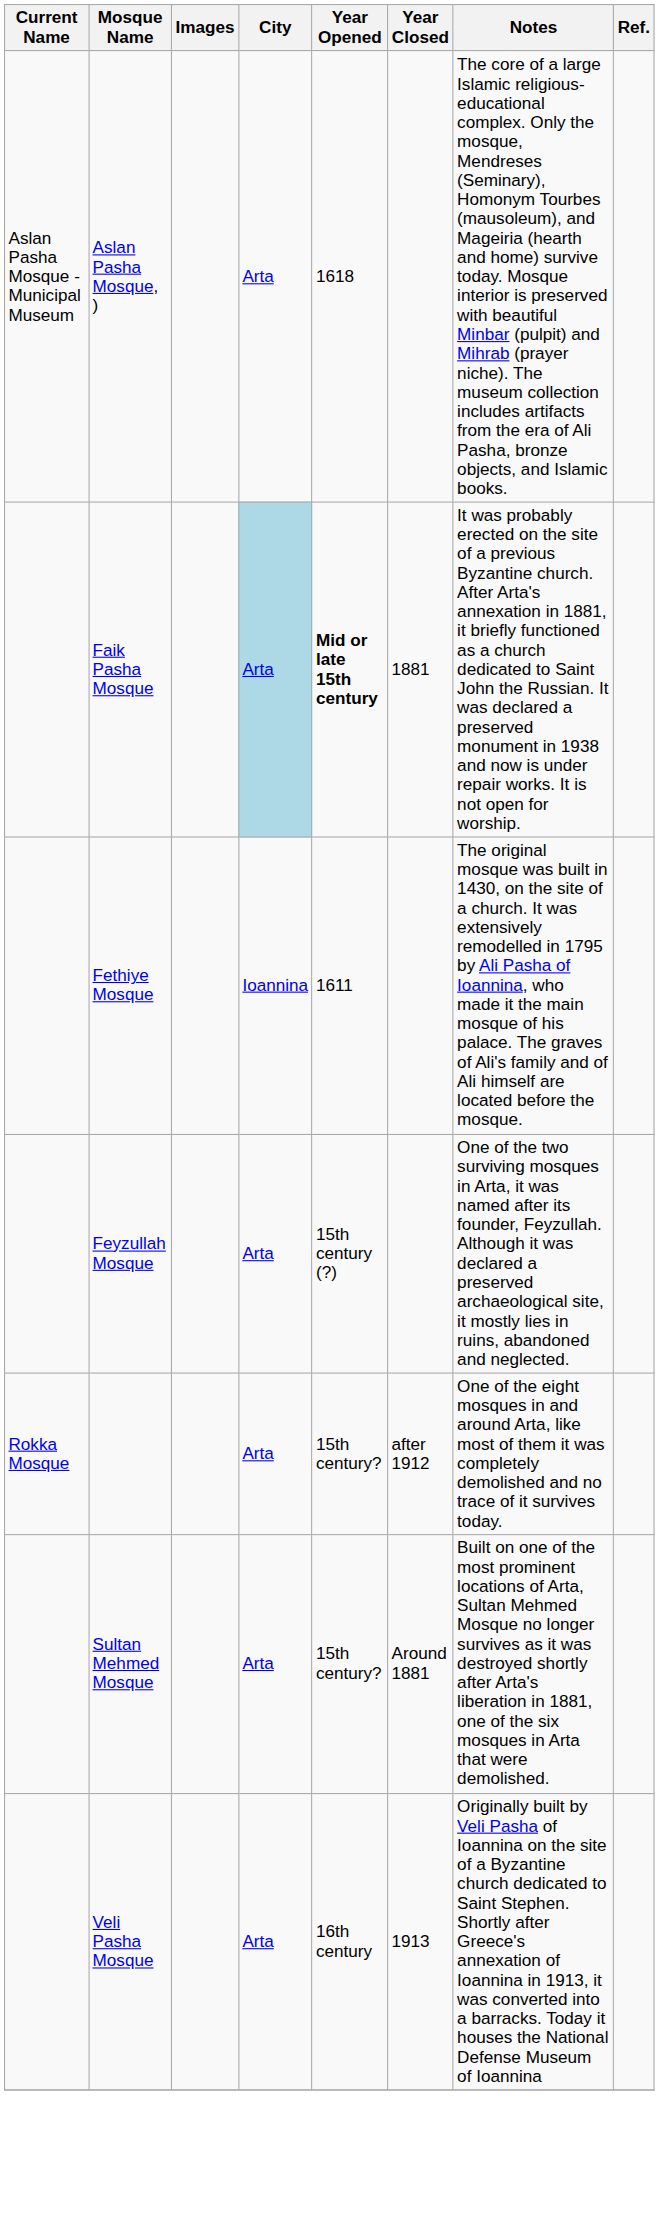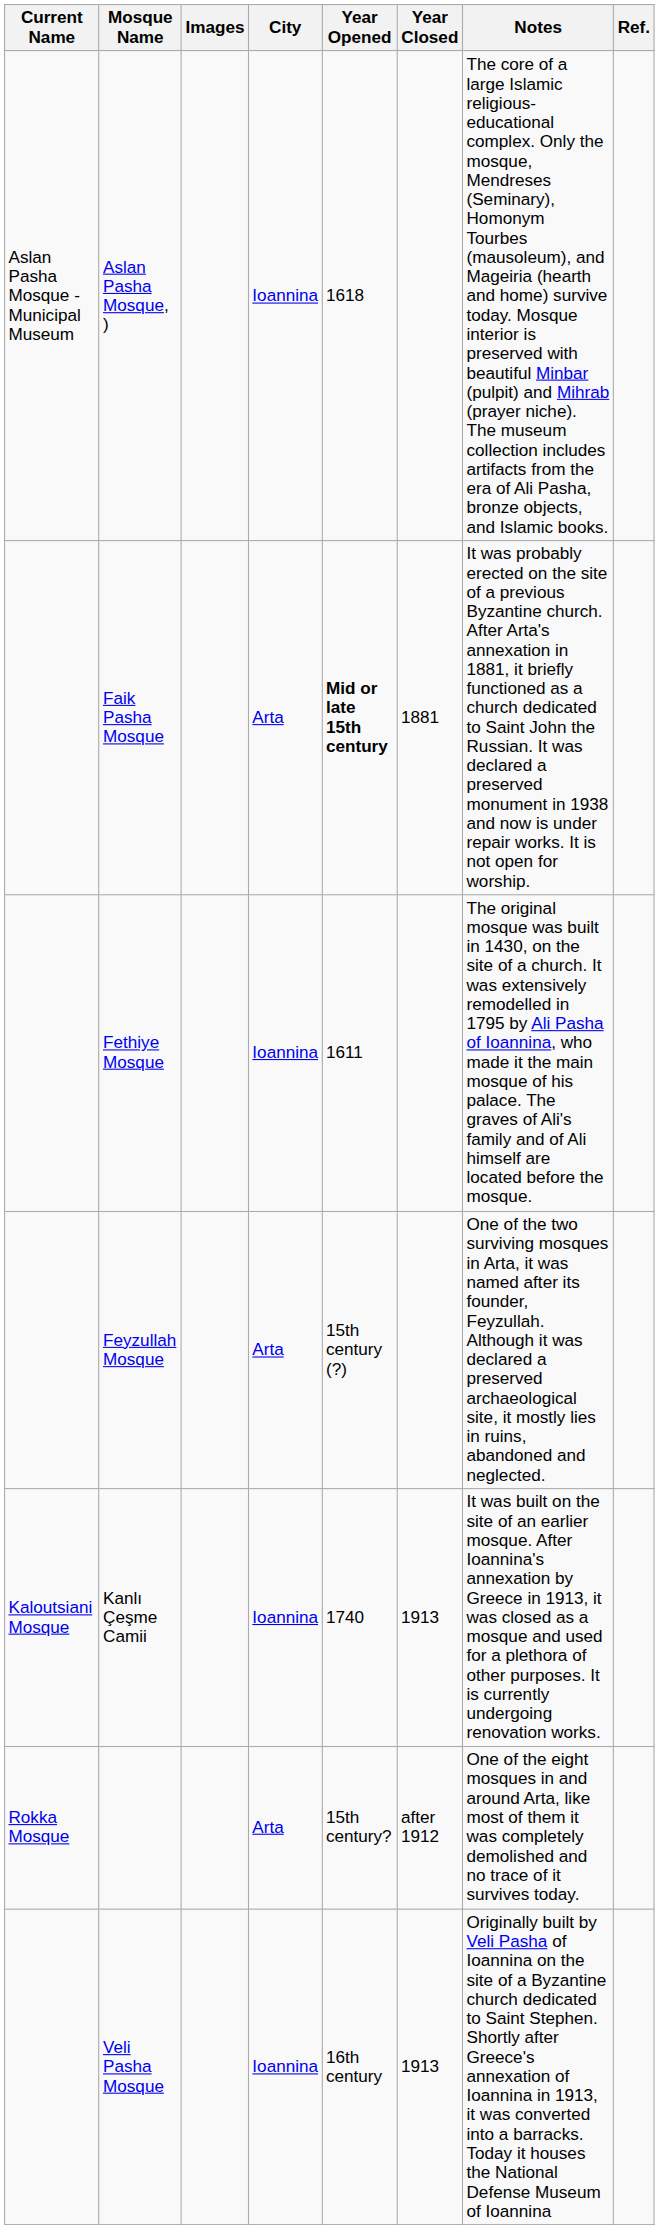(258, 276) Arta -> (285, 295) Ioannina
(258, 669) lightblue background -> (268, 717) no background
+ row: (50, 1617)
- row: (47, 1664)
(258, 1941) Arta -> (285, 2066) Ioannina
